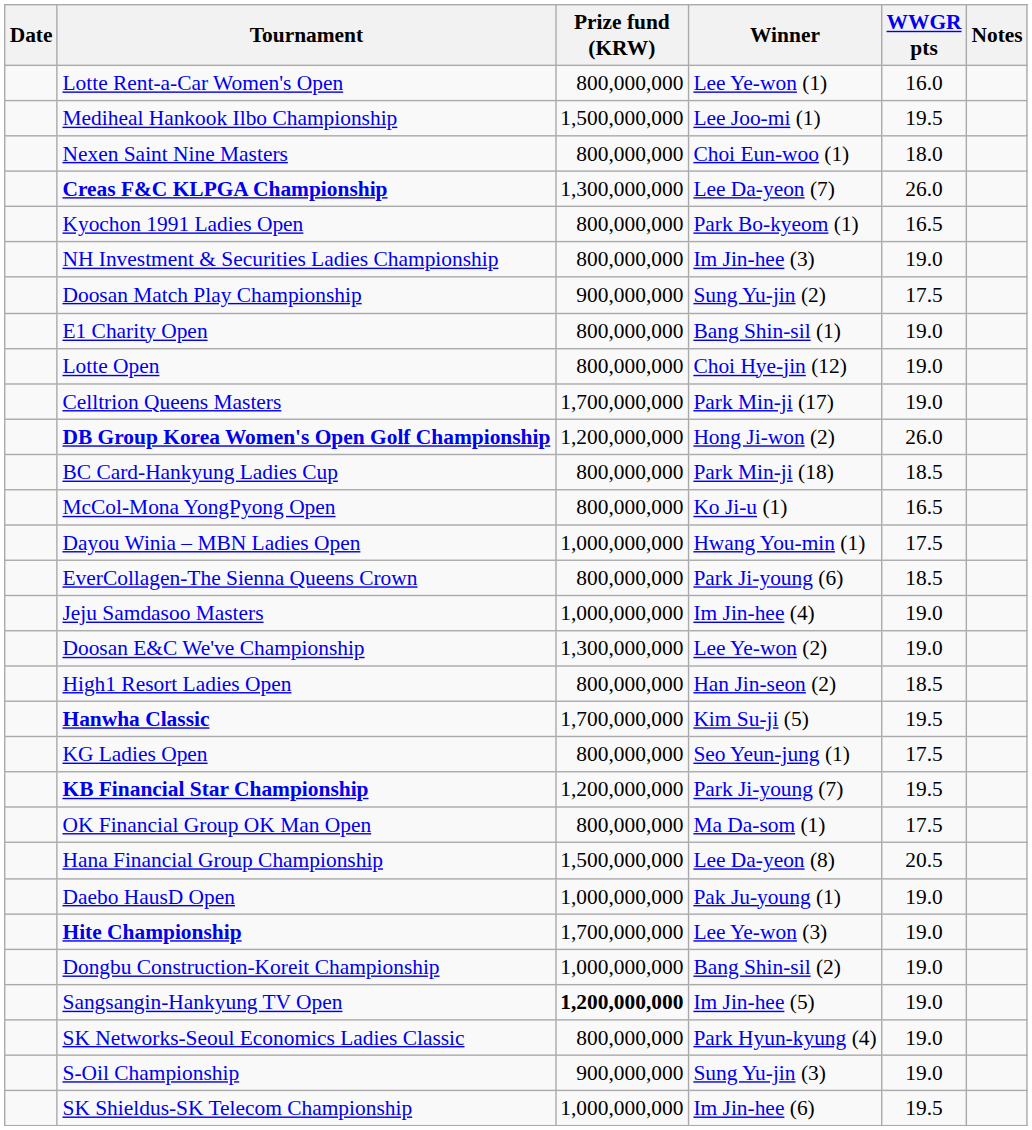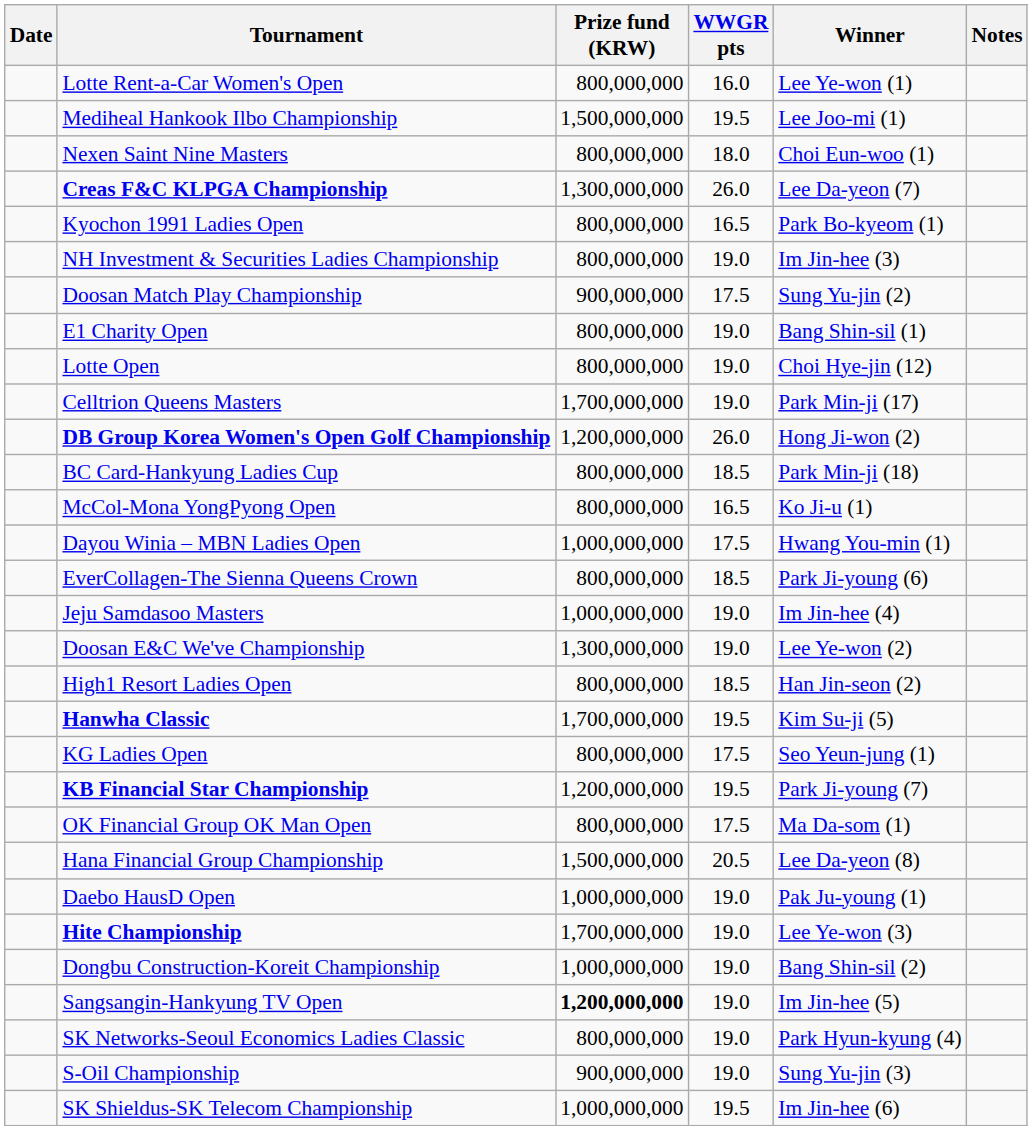columns swapped: (785, 35) <-> (924, 35)
